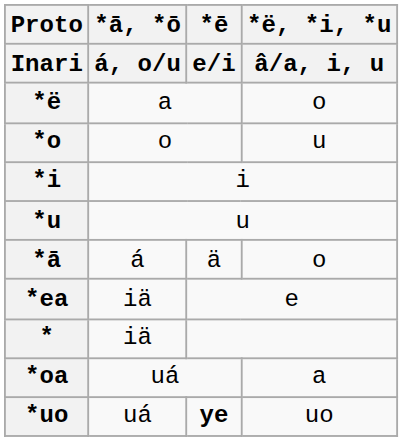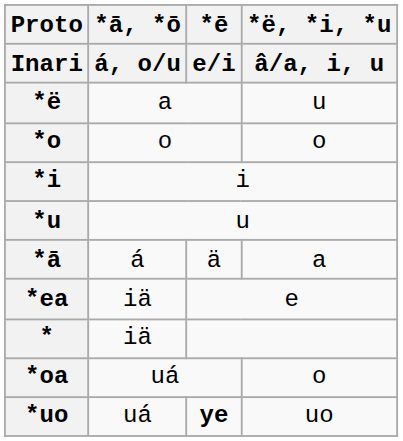(319, 103) o -> (319, 103) u
(319, 142) u -> (319, 142) o
(319, 260) o -> (319, 260) a
(319, 377) a -> (319, 377) o
